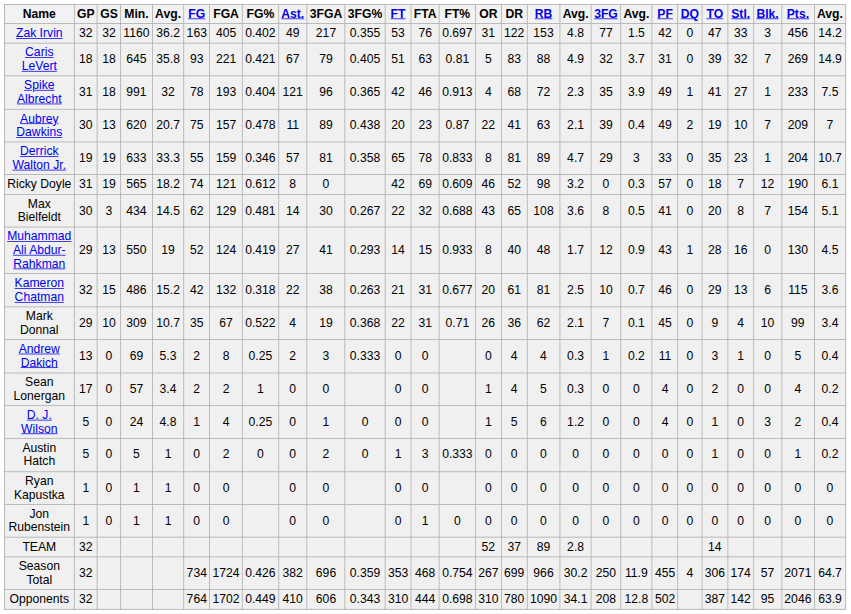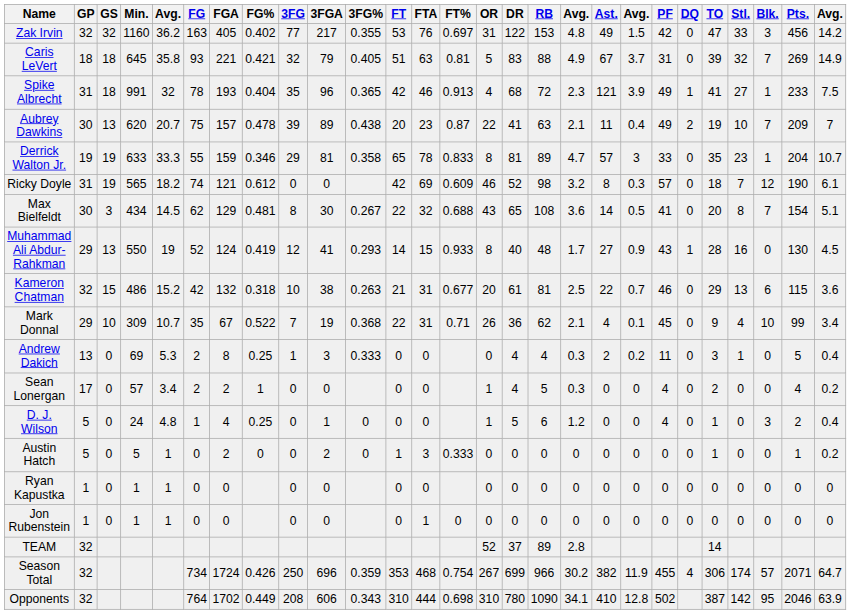columns swapped: (606, 14) <-> (293, 14)
